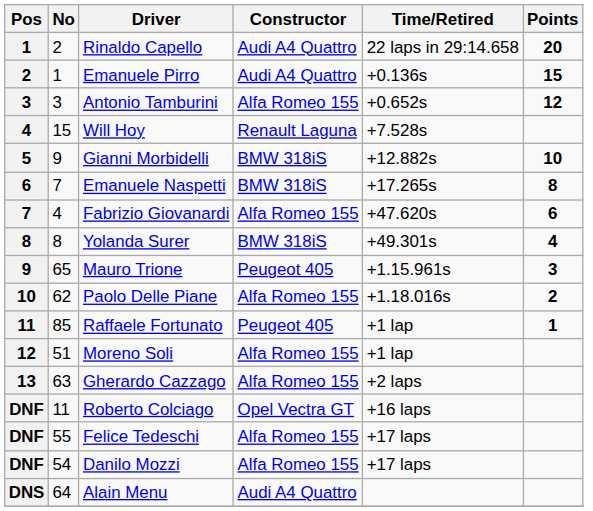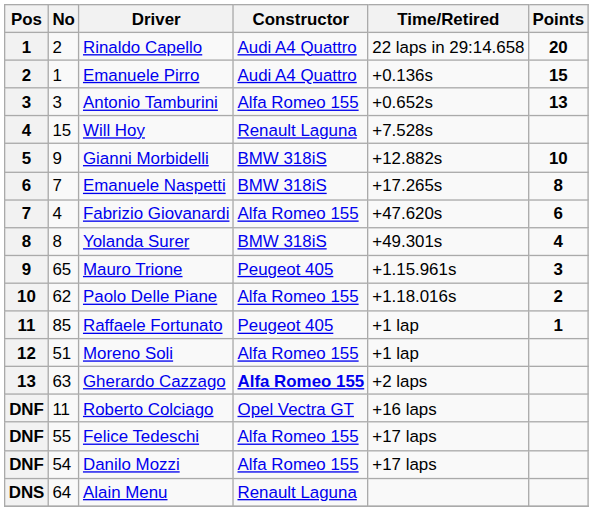(553, 102) 12 -> (558, 102) 13
(298, 380) normal -> (301, 380) bold
(297, 492) Audi A4 Quattro -> (297, 492) Renault Laguna
